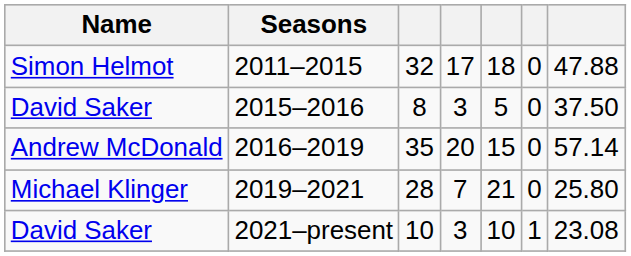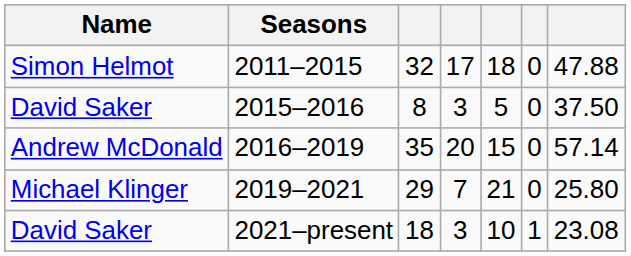(419, 189) 28 -> (419, 189) 29
(419, 230) 10 -> (419, 230) 18
